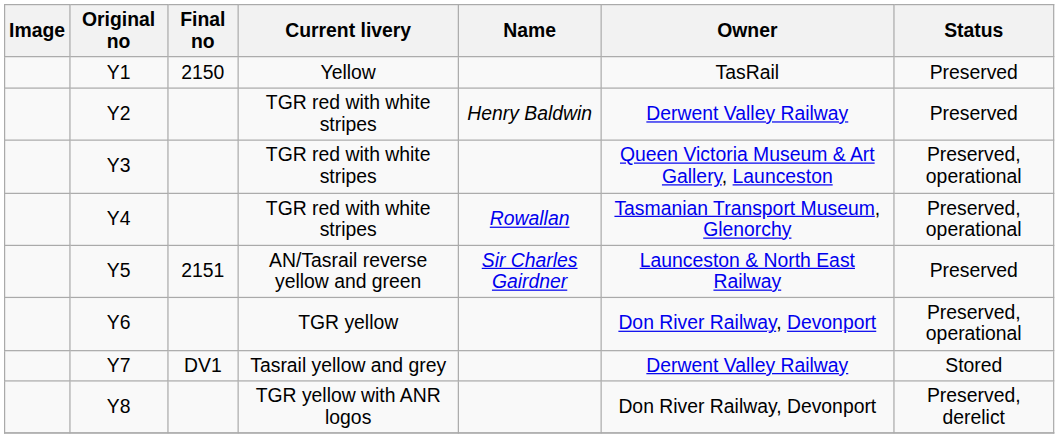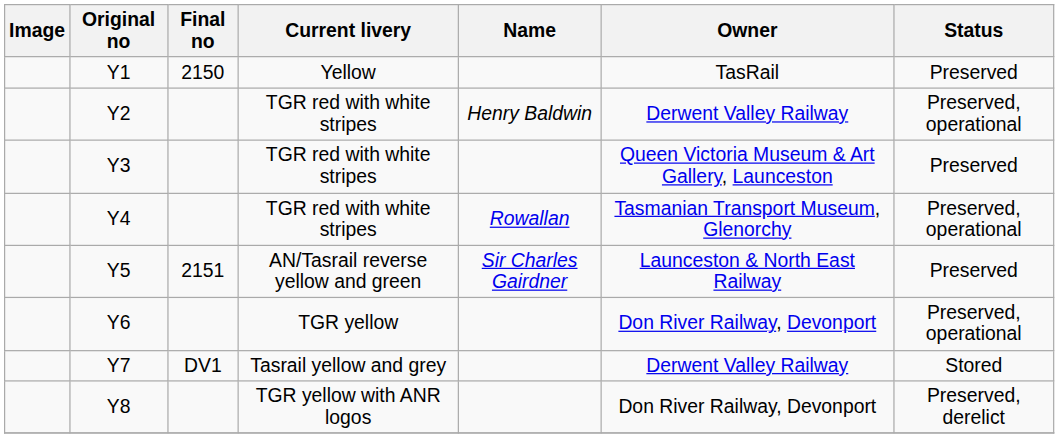(974, 113) Preserved -> (974, 113) Preserved, operational
(974, 166) Preserved, operational -> (974, 166) Preserved
